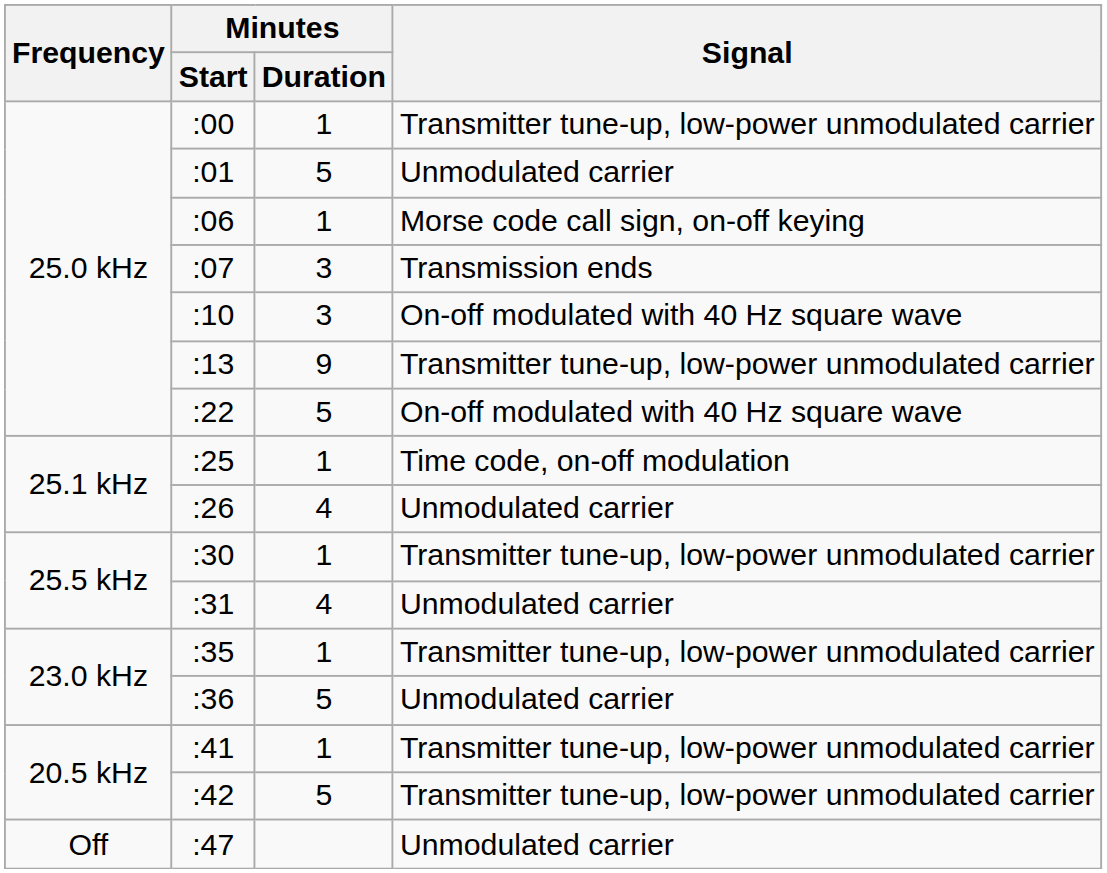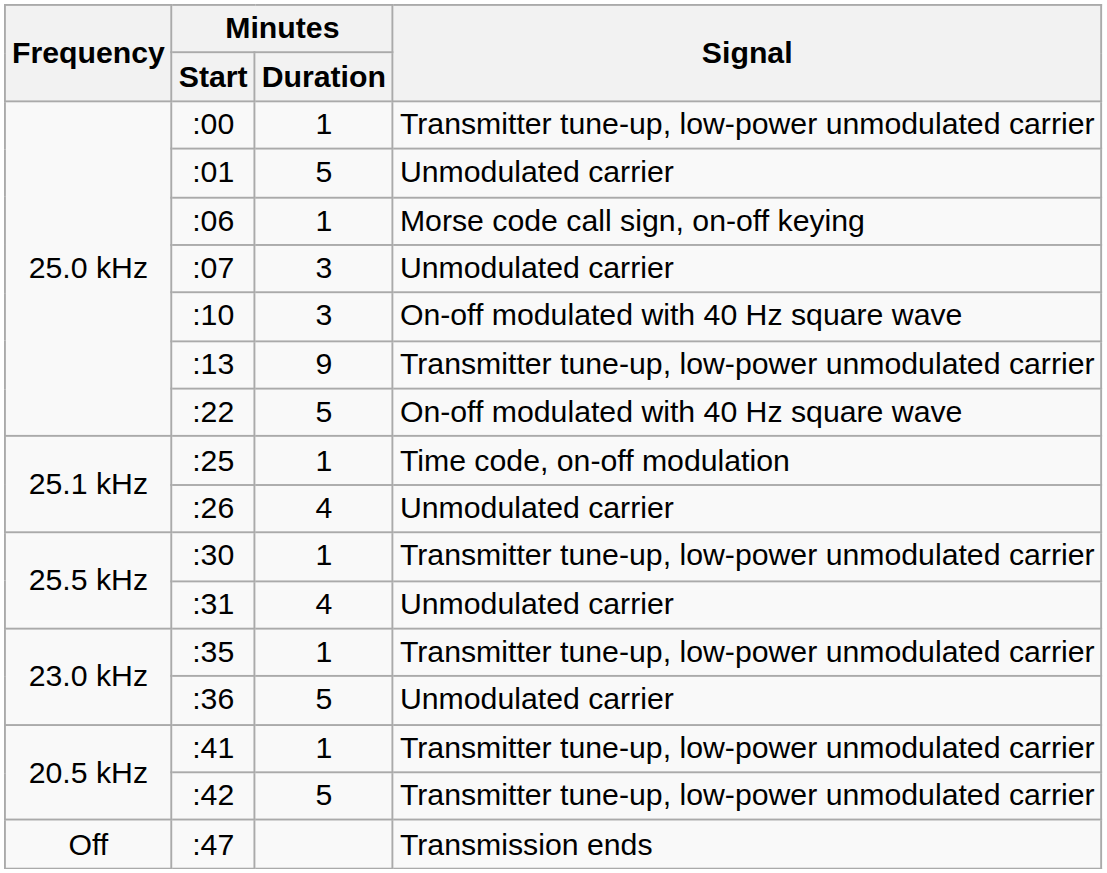(526, 268) Transmission ends -> (537, 268) Unmodulated carrier
(537, 843) Unmodulated carrier -> (526, 843) Transmission ends
